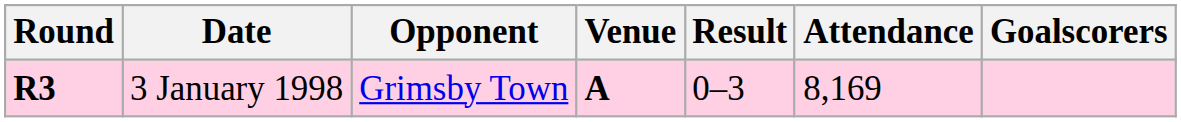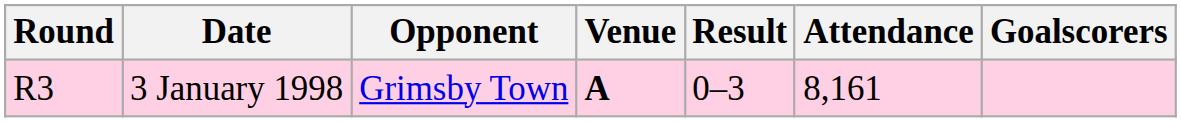(34, 87) bold -> (33, 87) normal
(843, 87) 8,169 -> (843, 87) 8,161
